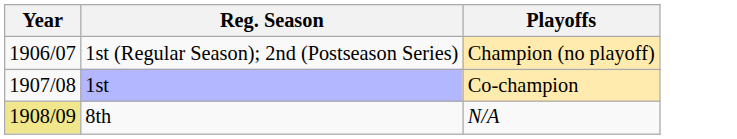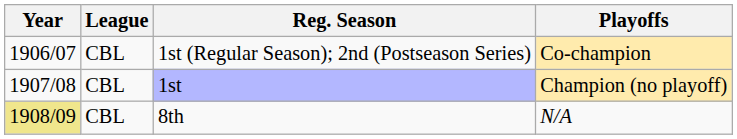+ column: (117, 20)
(561, 52) Champion (no playoff) -> (596, 52) Co-champion
(523, 85) Co-champion -> (634, 85) Champion (no playoff)
